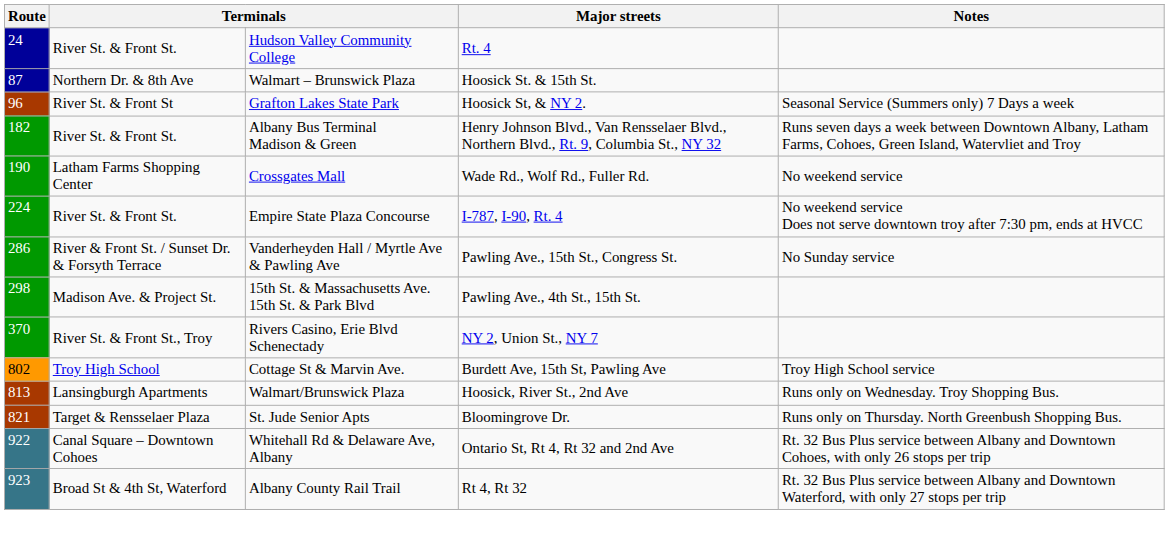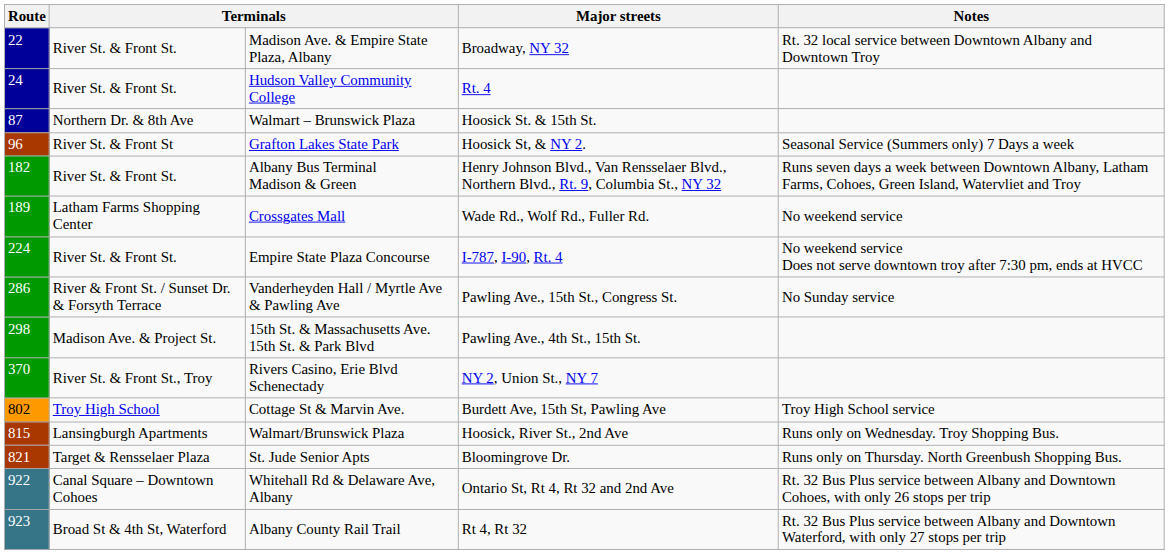+ row: (338, 48)
(19, 167) 190 -> (19, 208) 189
(19, 393) 813 -> (19, 433) 815
